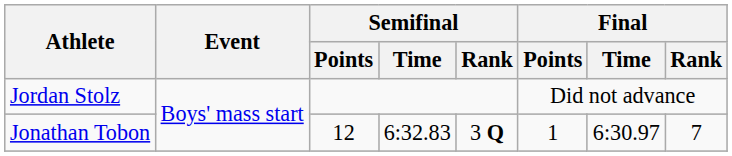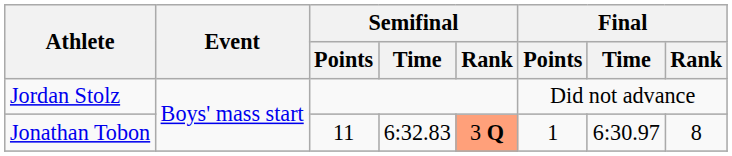(344, 132) 12 -> (344, 132) 11
(487, 132) no background -> (487, 132) lightsalmon background
(696, 132) 7 -> (696, 132) 8
